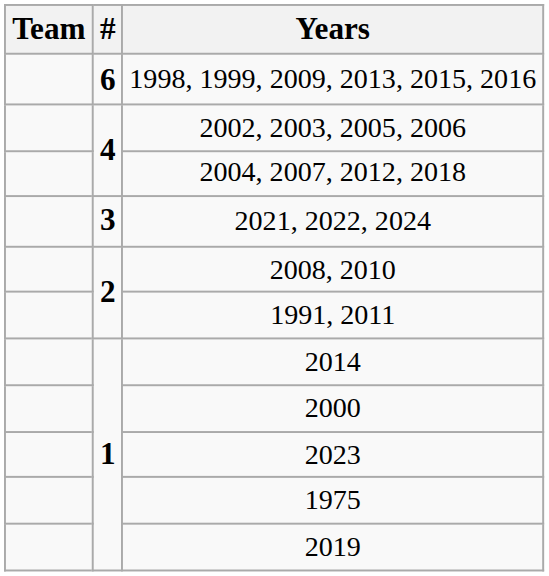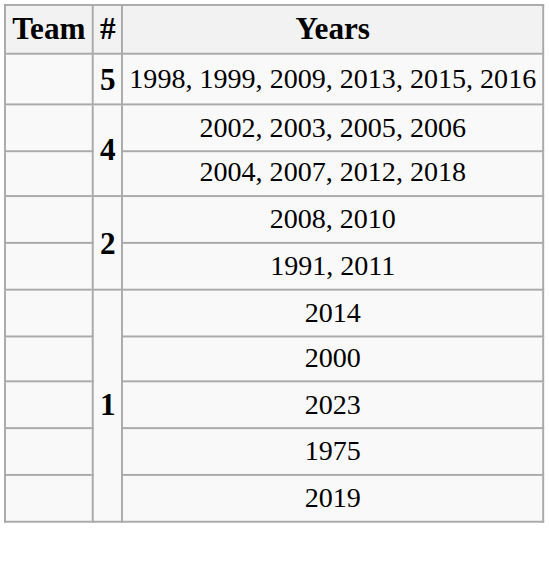(108, 78) 6 -> (108, 78) 5
- row: (333, 220)
